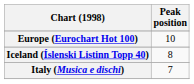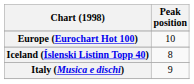(170, 70) 7 -> (170, 70) 9
